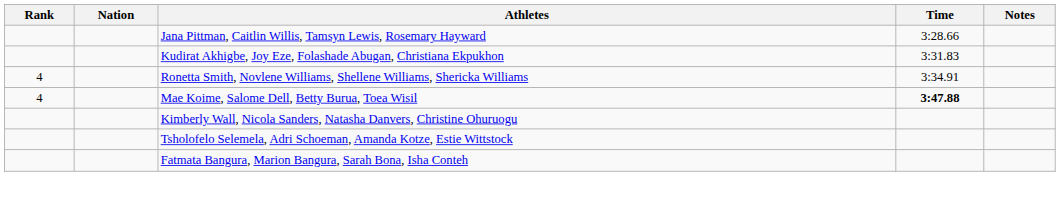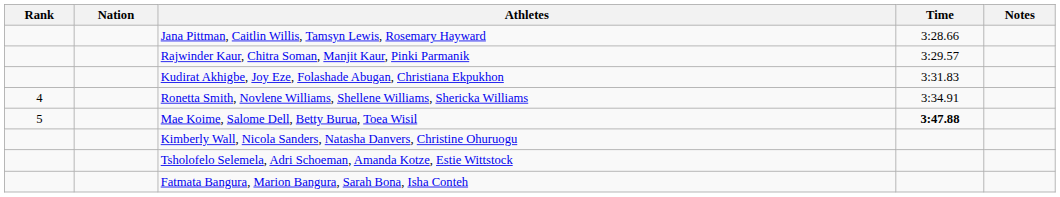+ row: (315, 56)
(39, 98) 4 -> (39, 119) 5
